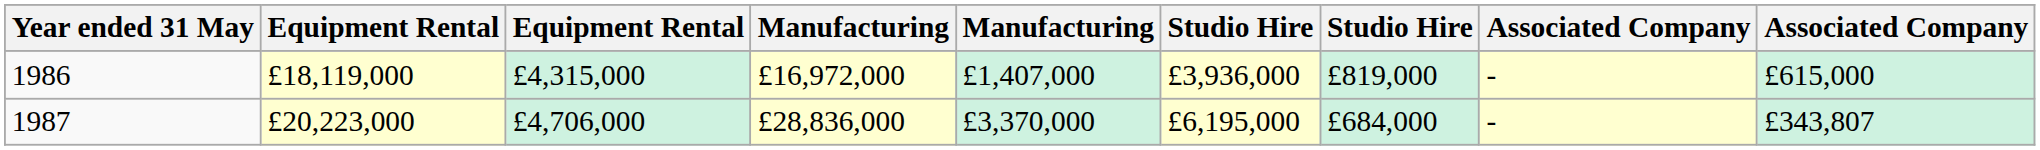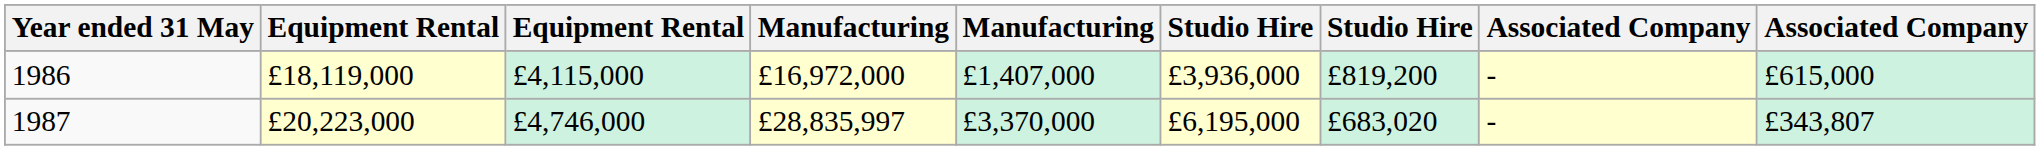(579, 74) £4,315,000 -> (578, 74) £4,115,000
(1382, 74) £819,000 -> (1382, 74) £819,200
(579, 121) £4,706,000 -> (579, 121) £4,746,000
(831, 121) £28,836,000 -> (831, 121) £28,835,997
(1382, 121) £684,000 -> (1382, 121) £683,020
